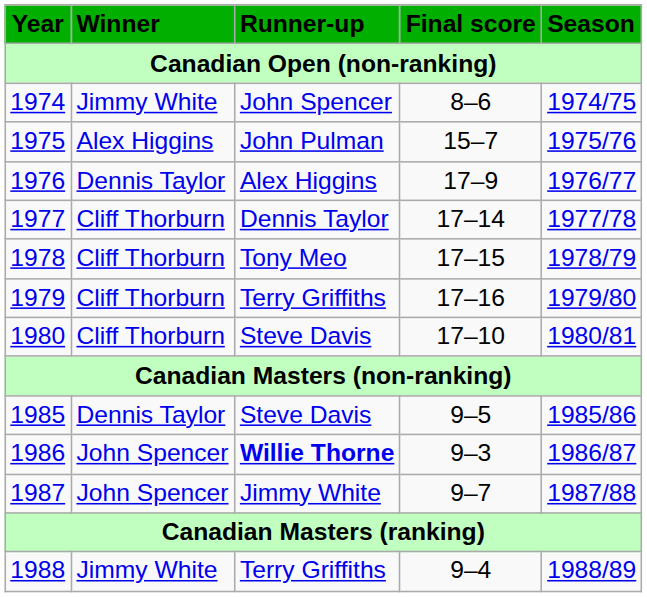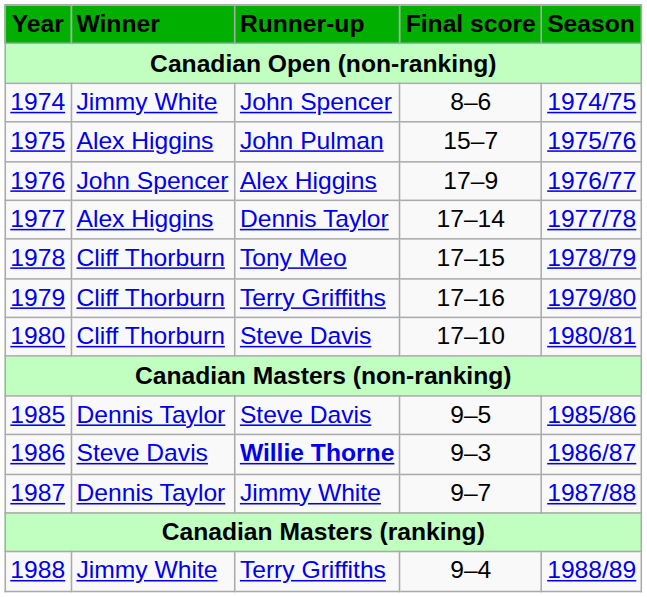(151, 180) Dennis Taylor -> (152, 180) John Spencer
(151, 219) Cliff Thorburn -> (145, 219) Alex Higgins
(152, 453) John Spencer -> (142, 453) Steve Davis
(152, 492) John Spencer -> (151, 492) Dennis Taylor
